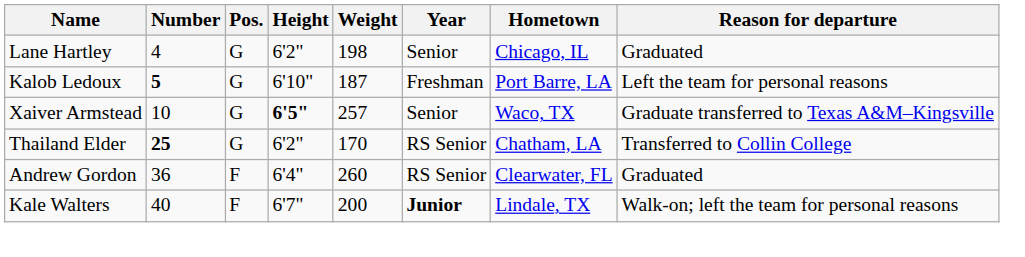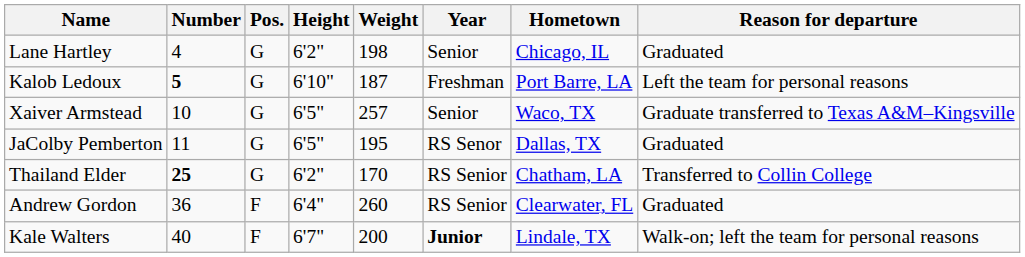(290, 112) bold -> (309, 112) normal
+ row: (86, 143)
